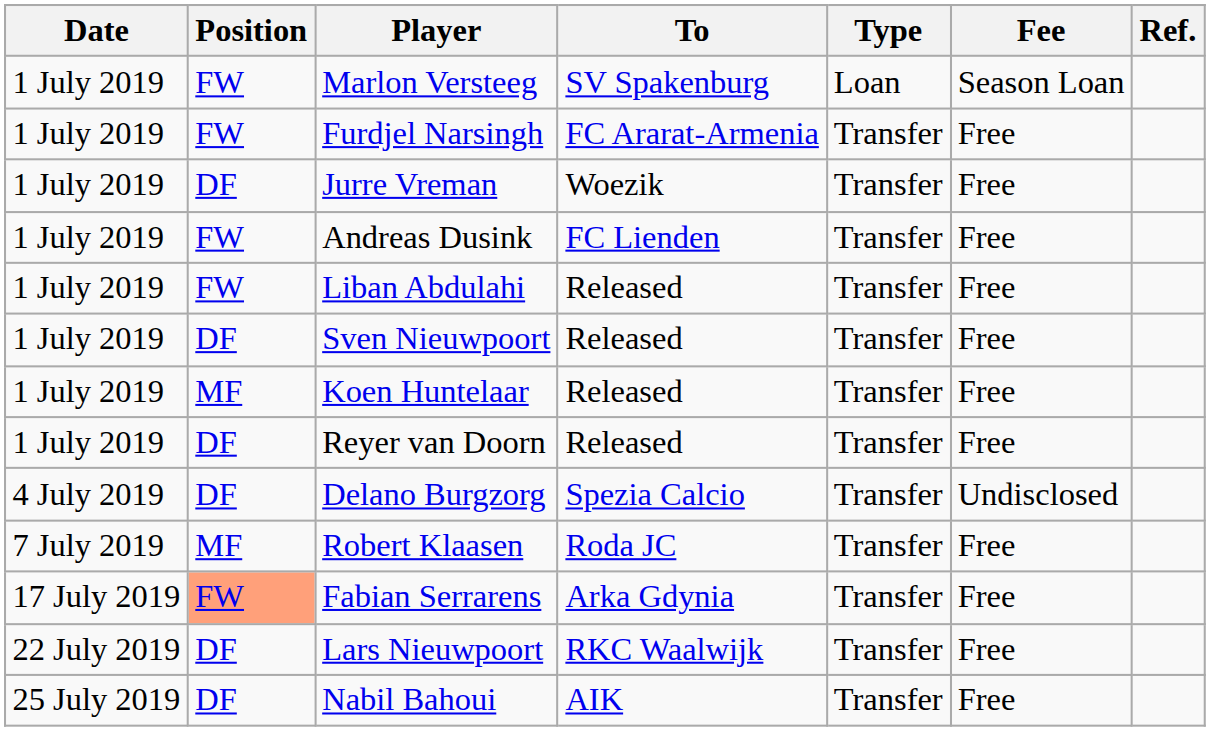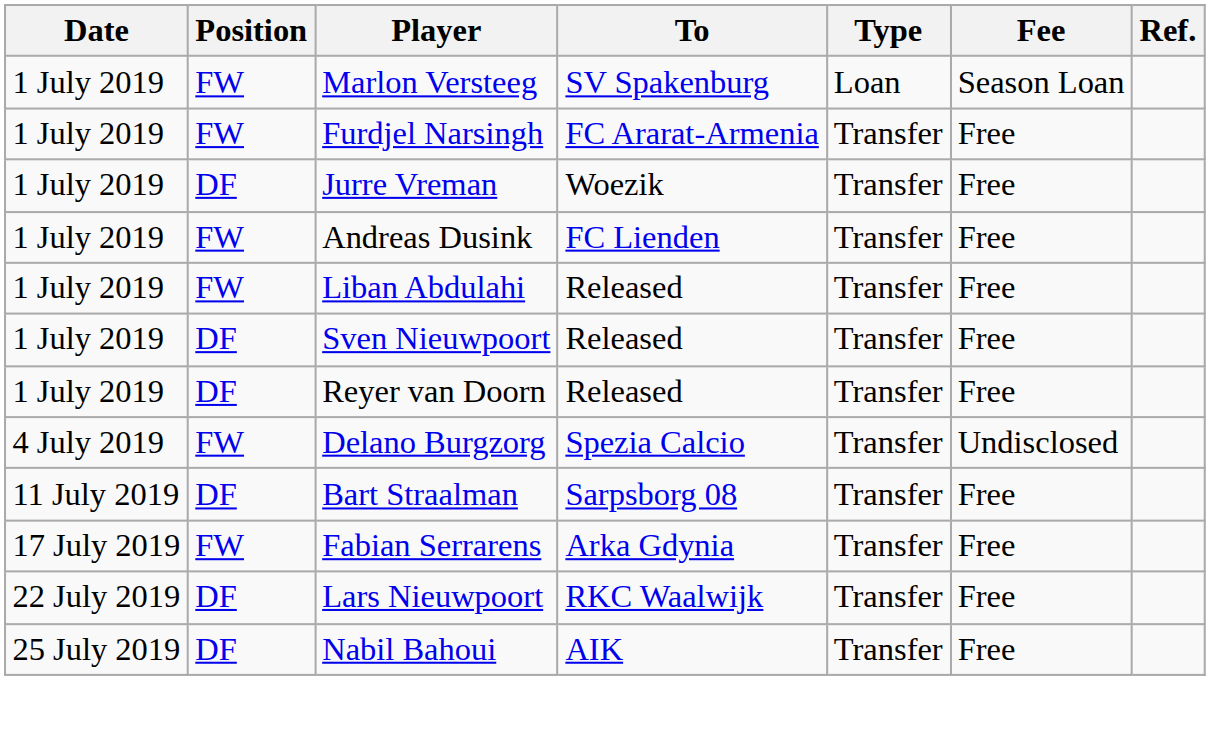- row: (425, 390)
(216, 493) DF -> (220, 442) FW
- row: (423, 545)
+ row: (420, 493)
(220, 596) lightsalmon background -> (220, 545) no background
